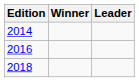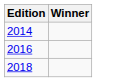- column: (113, 13)
